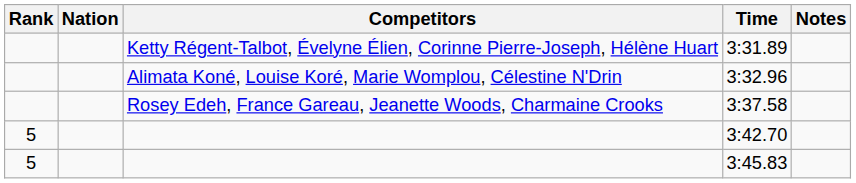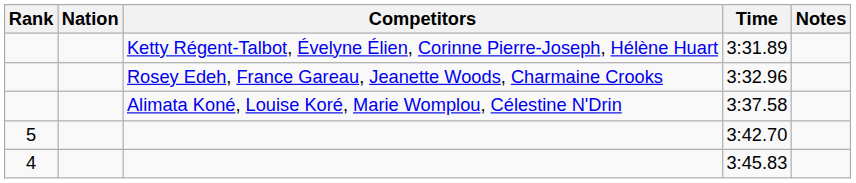(374, 76) Alimata Koné, Louise Koré, Marie Womplou, Célestine N'Drin -> (395, 76) Rosey Edeh, France Gareau, Jeanette Woods, Charmaine Crooks
(395, 105) Rosey Edeh, France Gareau, Jeanette Woods, Charmaine Crooks -> (374, 105) Alimata Koné, Louise Koré, Marie Womplou, Célestine N'Drin
(31, 163) 5 -> (31, 163) 4
